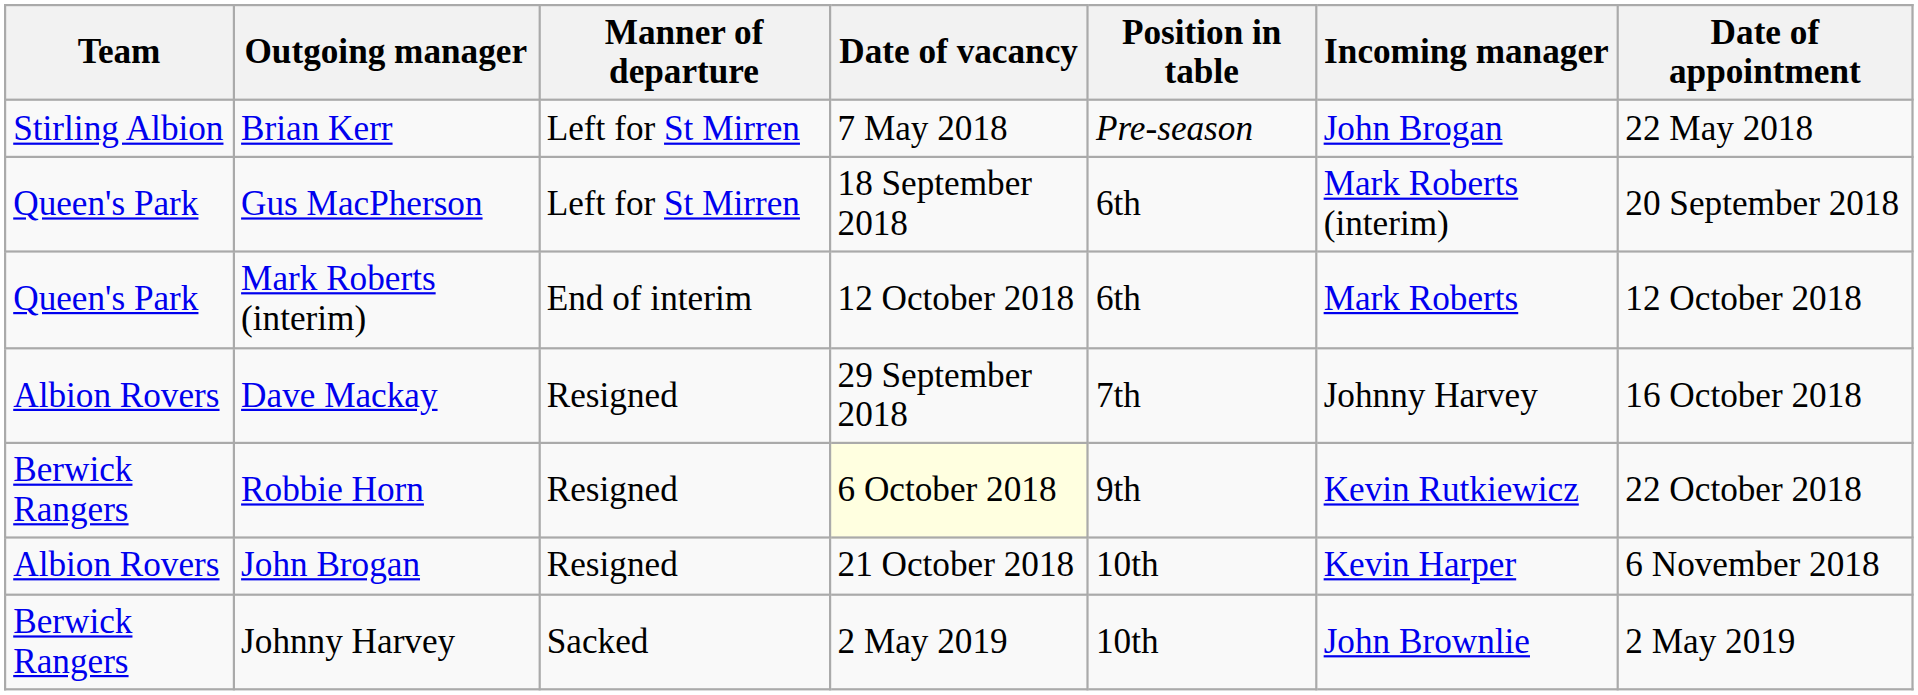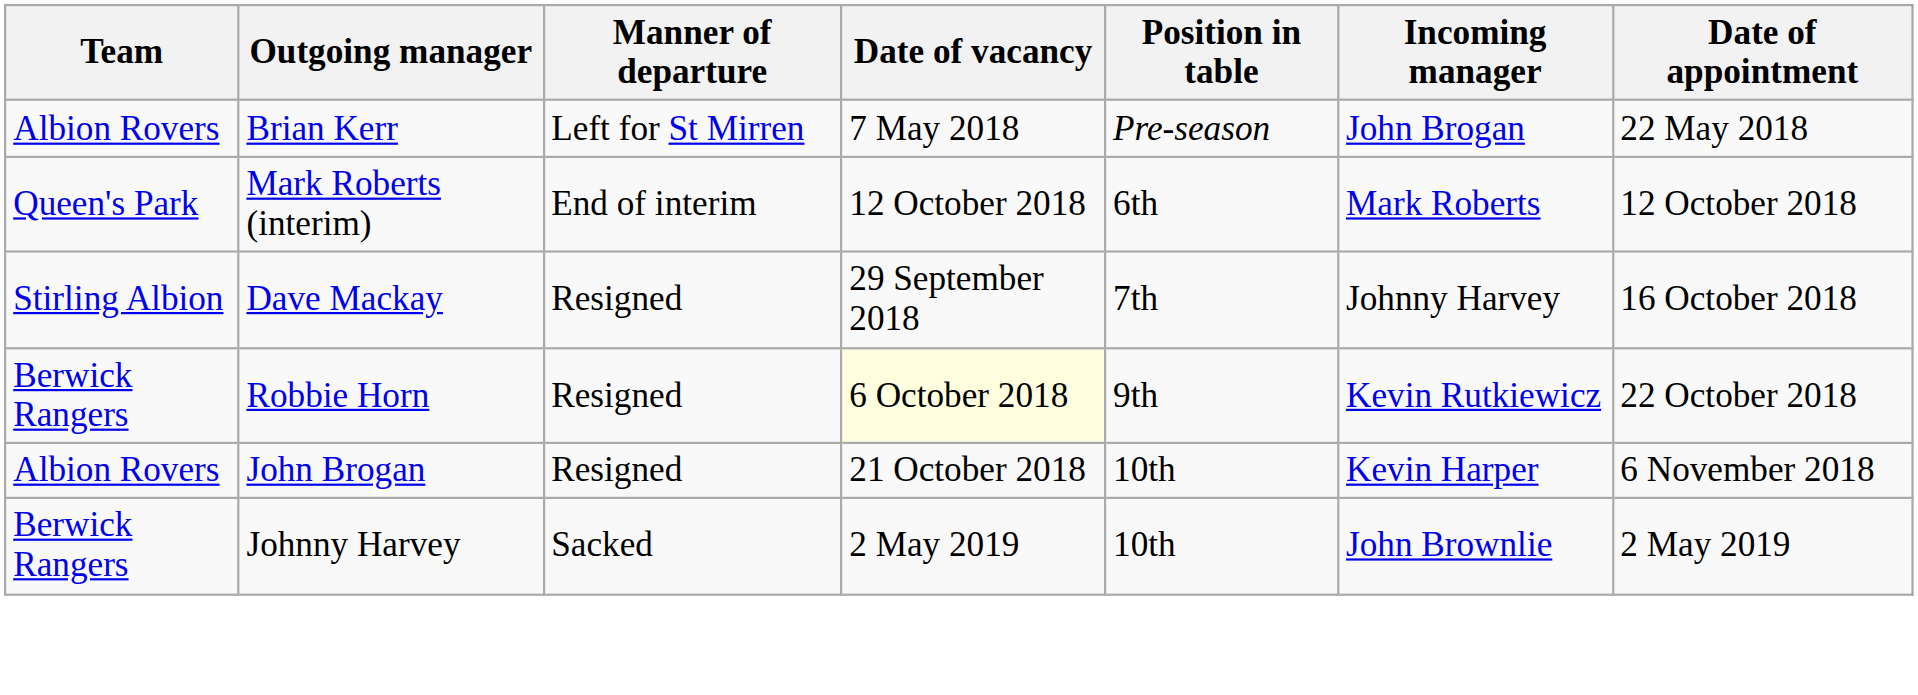(118, 127) Stirling Albion -> (116, 127) Albion Rovers
- row: (362, 203)
(116, 394) Albion Rovers -> (118, 298) Stirling Albion
